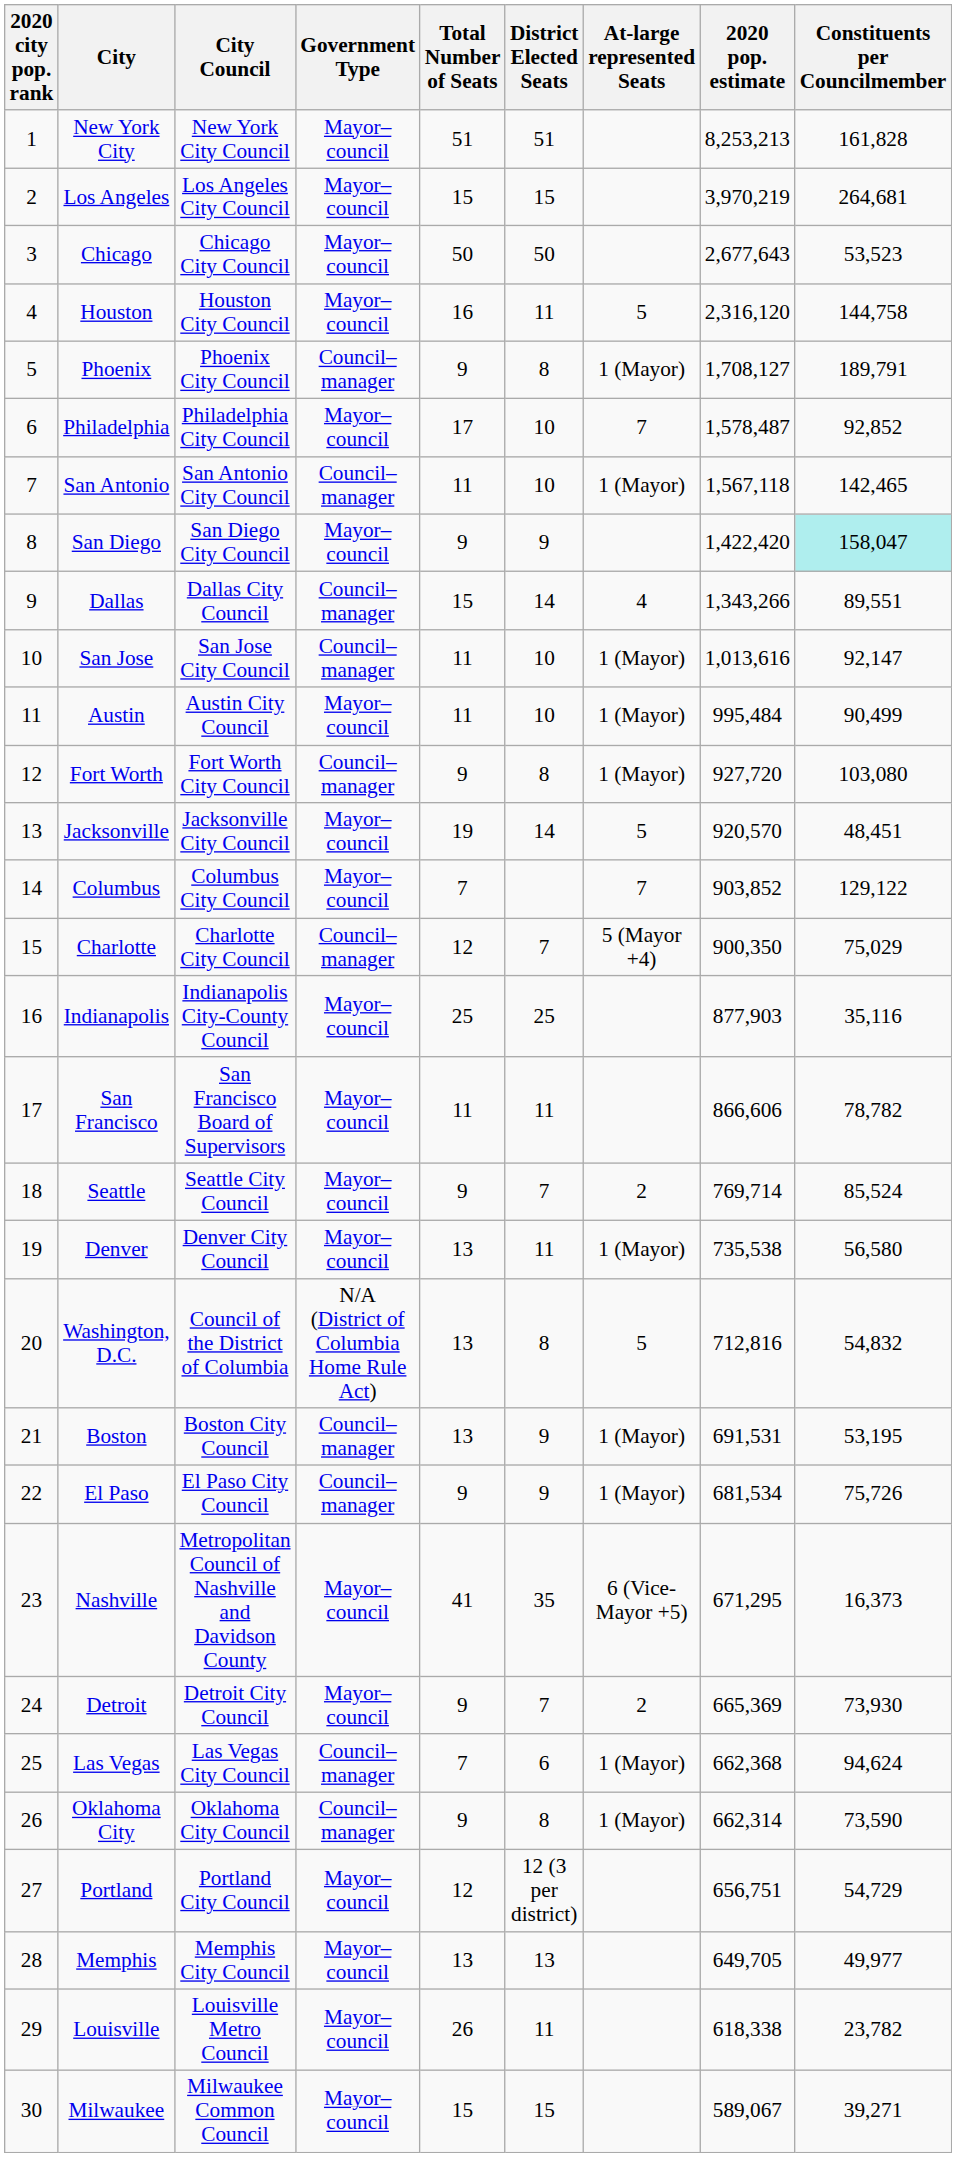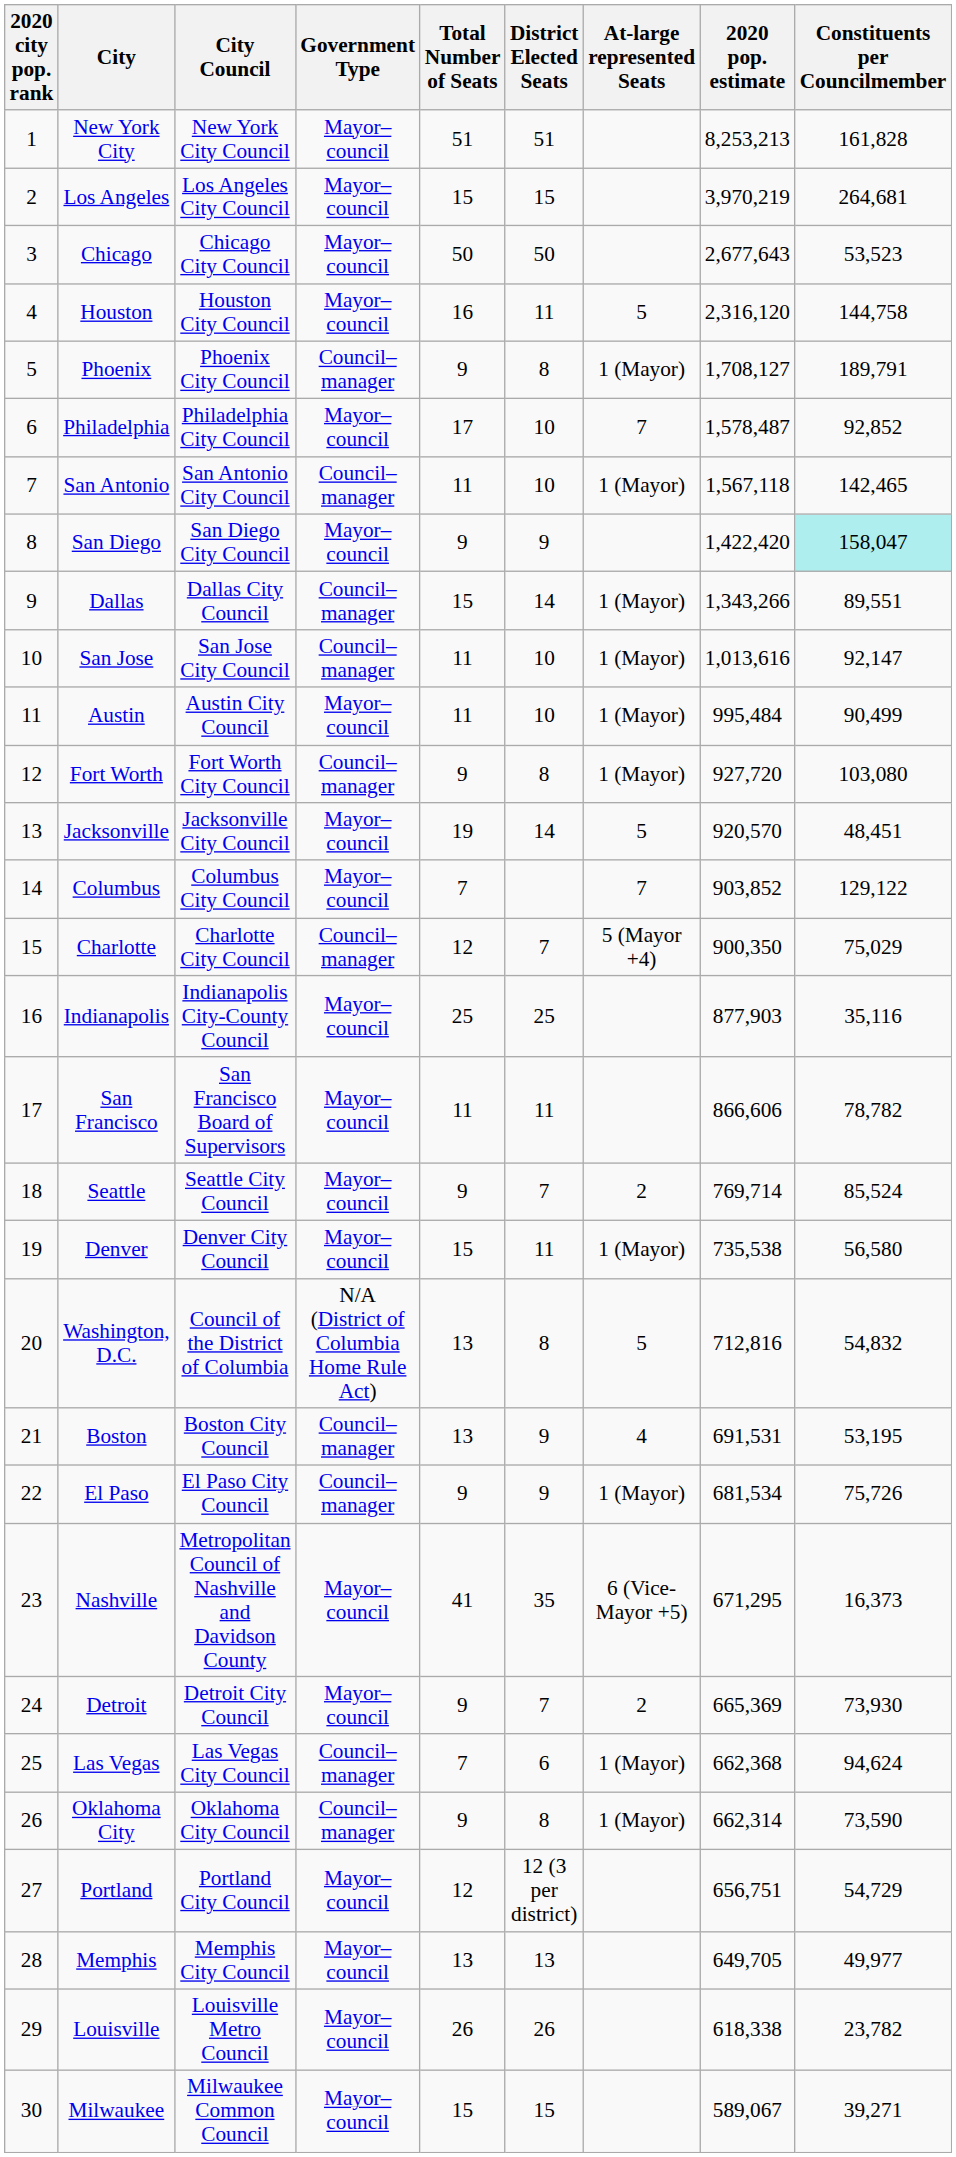(642, 600) 4 -> (642, 600) 1 (Mayor)
(462, 1249) 13 -> (462, 1249) 15
(642, 1436) 1 (Mayor) -> (642, 1436) 4
(544, 2029) 11 -> (544, 2029) 26
